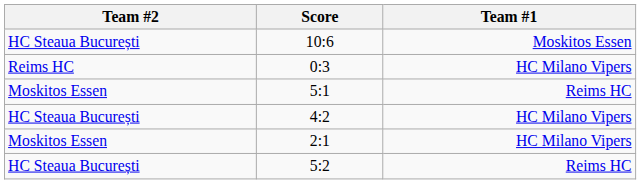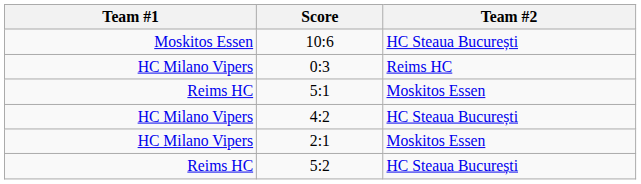columns swapped: (509, 16) <-> (131, 16)
